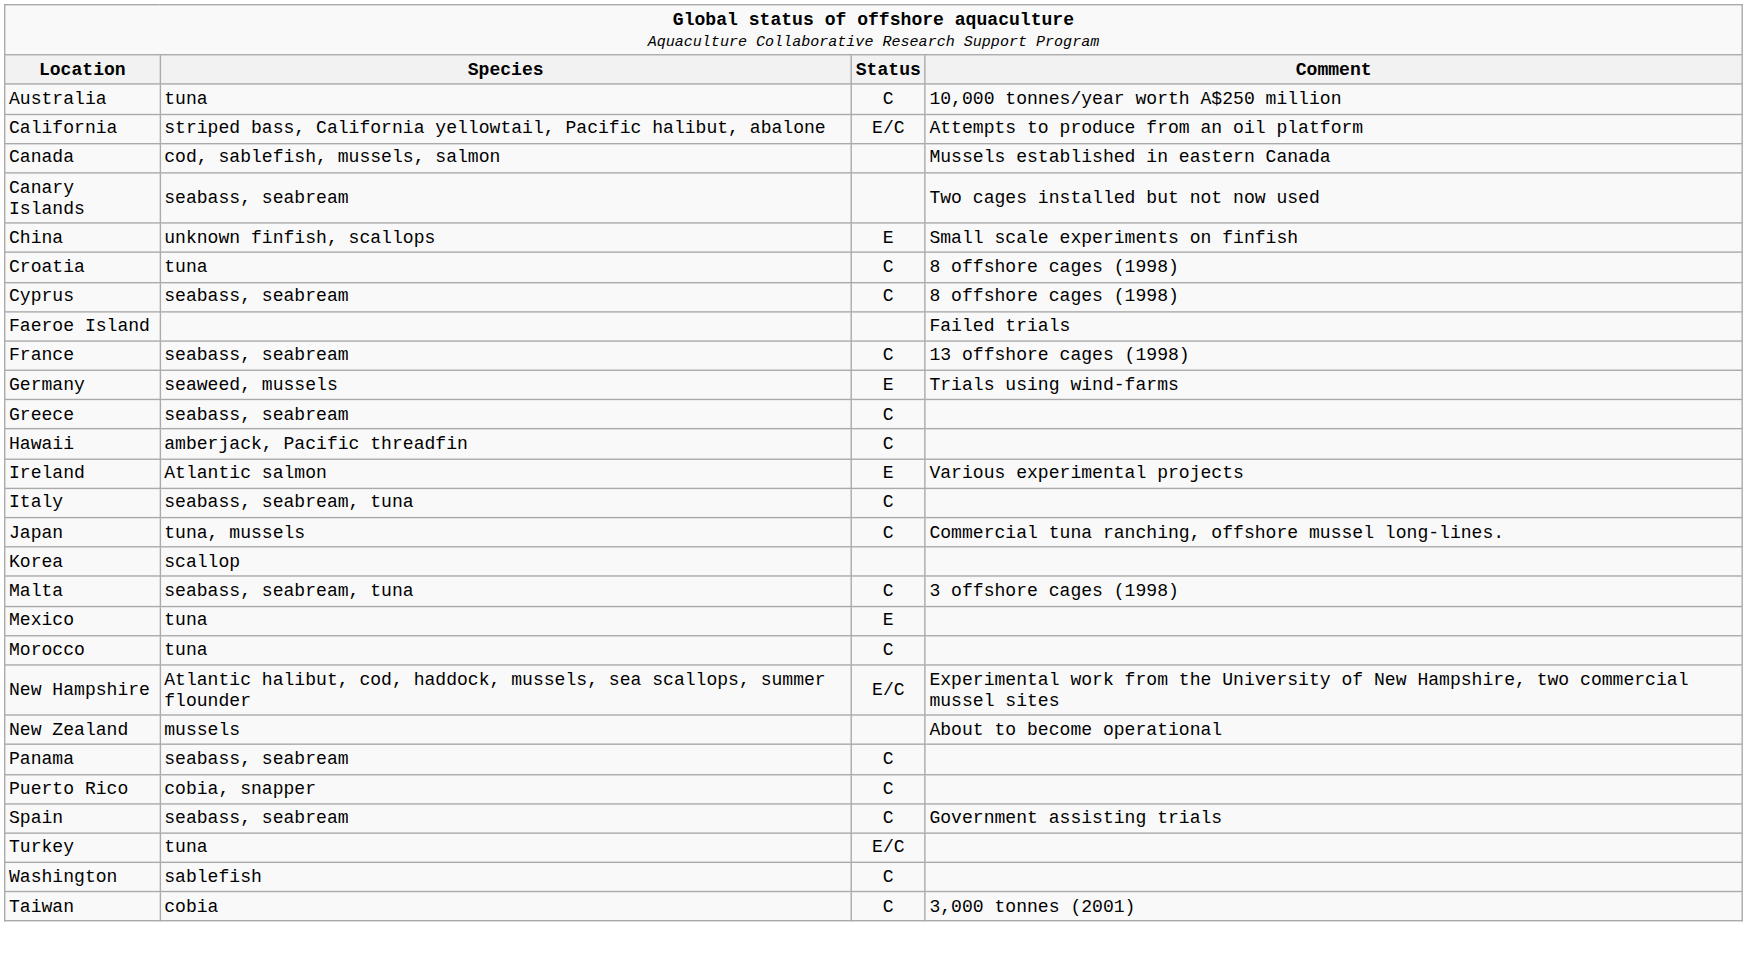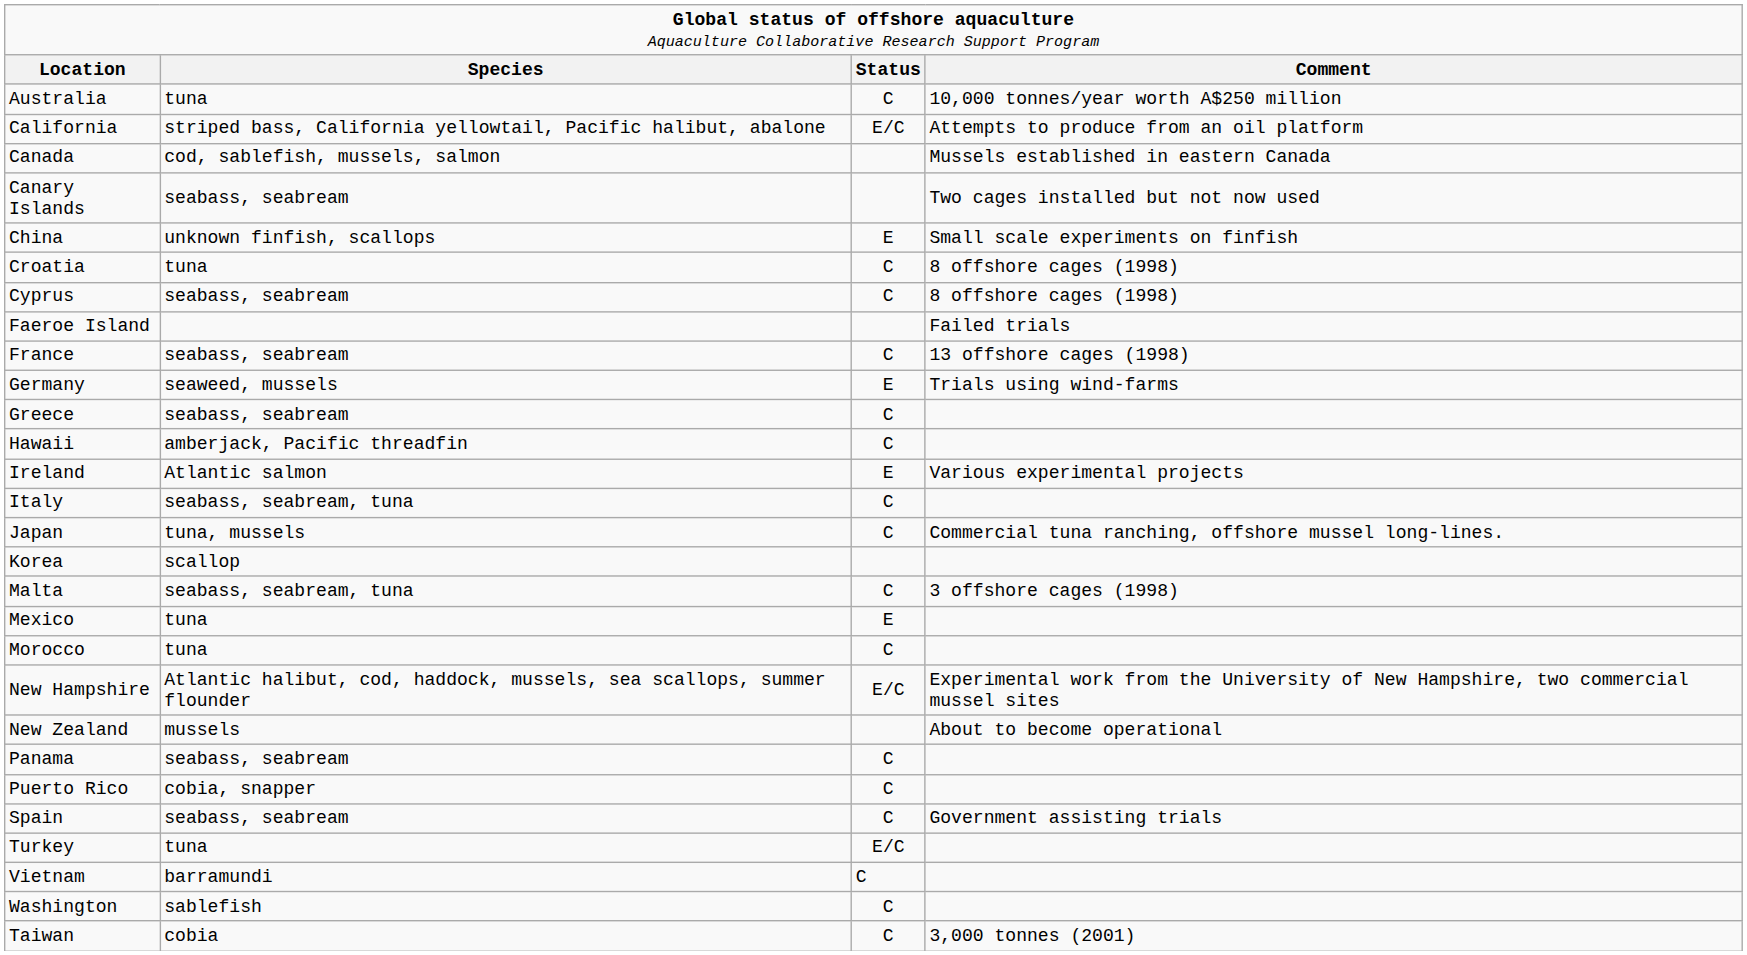+ row: (47, 877)
